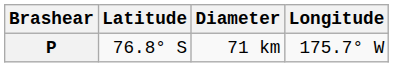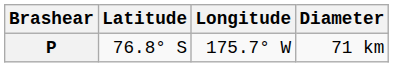columns swapped: (337, 19) <-> (238, 19)
